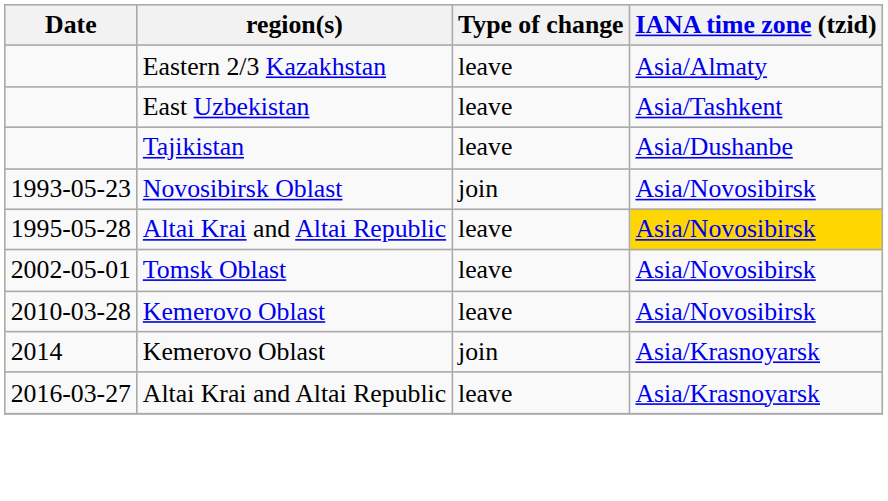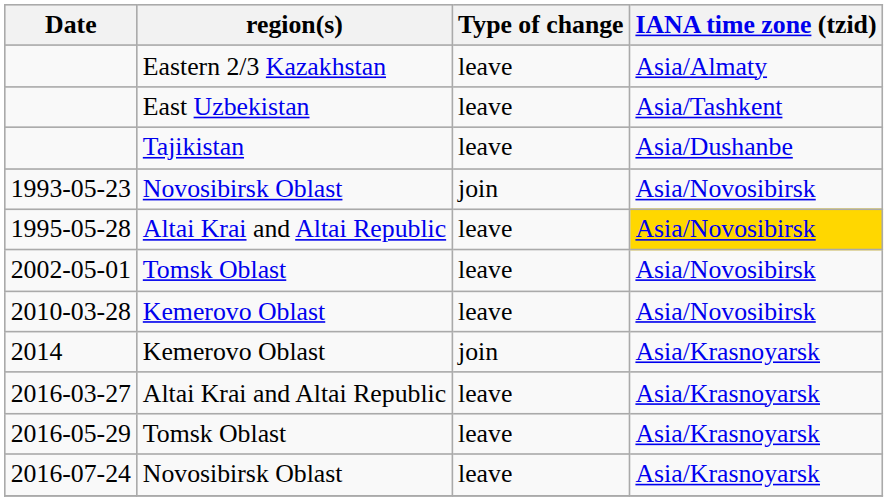+ row: (71, 433)
+ row: (71, 474)
